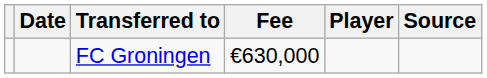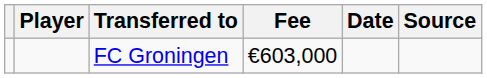columns swapped: (361, 21) <-> (43, 21)
(275, 55) €630,000 -> (293, 55) €603,000
